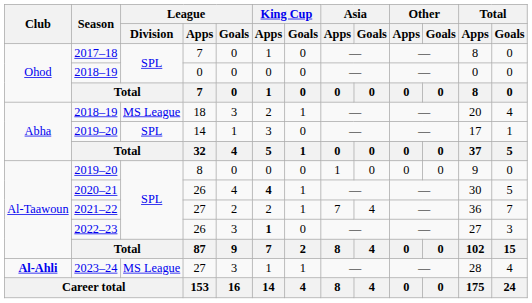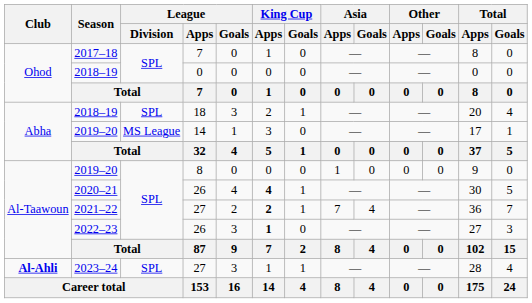(152, 111) MS League -> (152, 111) SPL
(152, 131) SPL -> (152, 131) MS League
(268, 209) normal -> (268, 209) bold
(152, 268) MS League -> (152, 268) SPL
